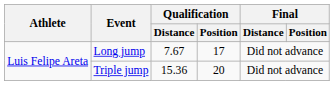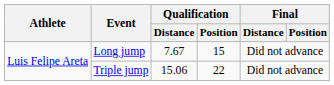(219, 51) 17 -> (219, 51) 15
(174, 71) 15.36 -> (174, 71) 15.06
(219, 71) 20 -> (219, 71) 22
